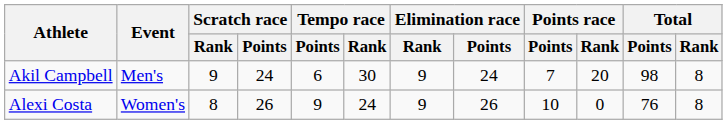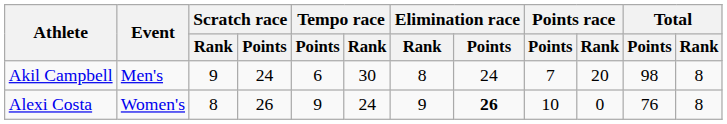(422, 75) 9 -> (422, 75) 8
(489, 104) normal -> (489, 104) bold
